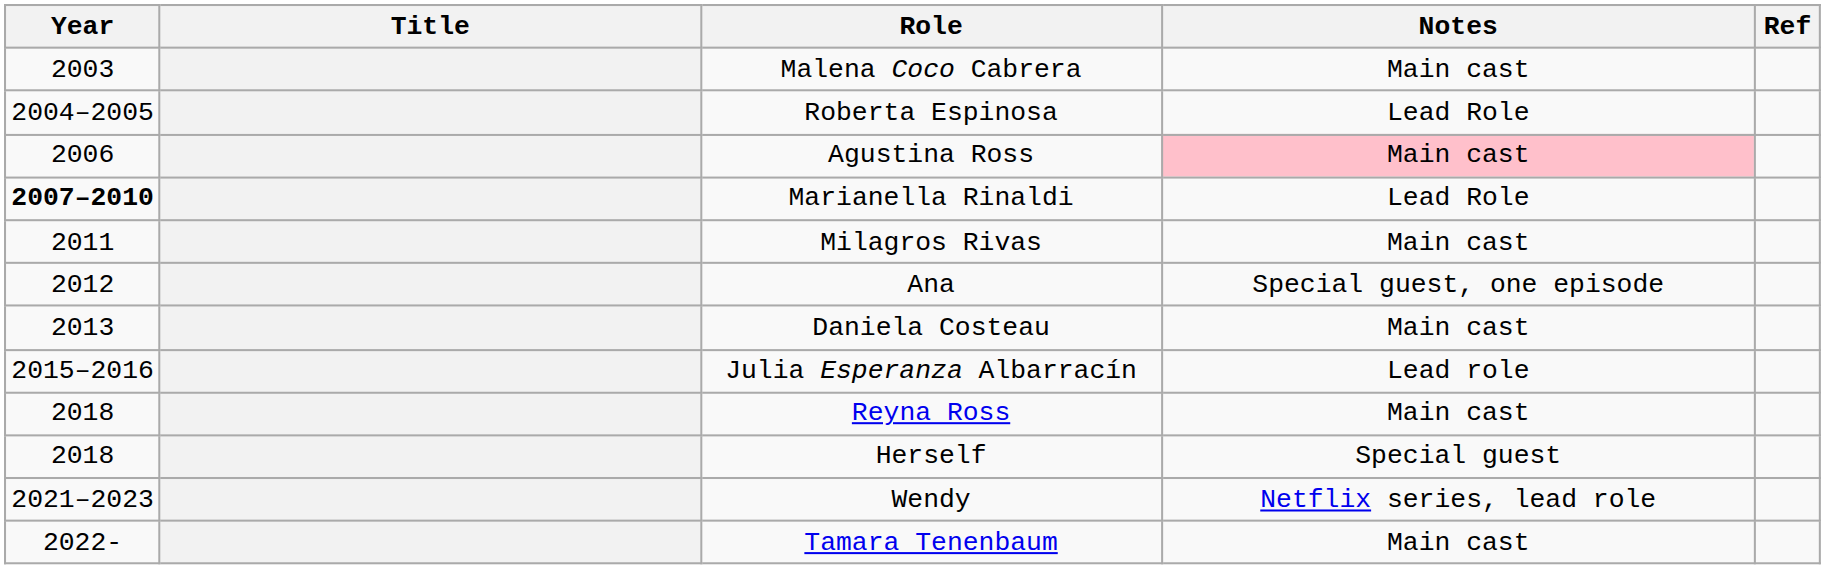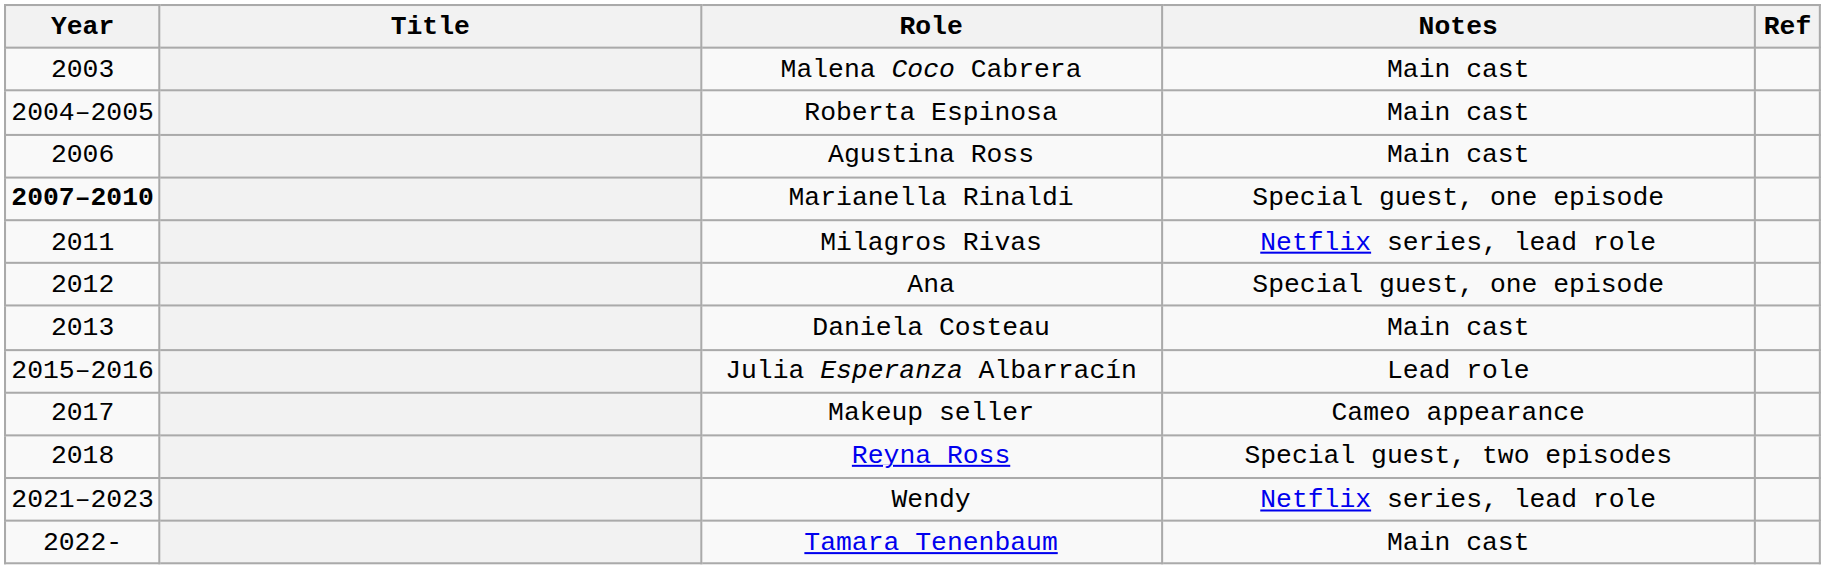(1458, 113) Lead Role -> (1458, 113) Main cast
(1458, 156) pink background -> (1458, 156) no background
(1458, 199) Lead Role -> (1458, 199) Special guest, one episode
(1458, 242) Main cast -> (1458, 242) Netflix series, lead role
+ row: (931, 414)
(1458, 414) Main cast -> (1458, 457) Special guest, two episodes
- row: (931, 457)
